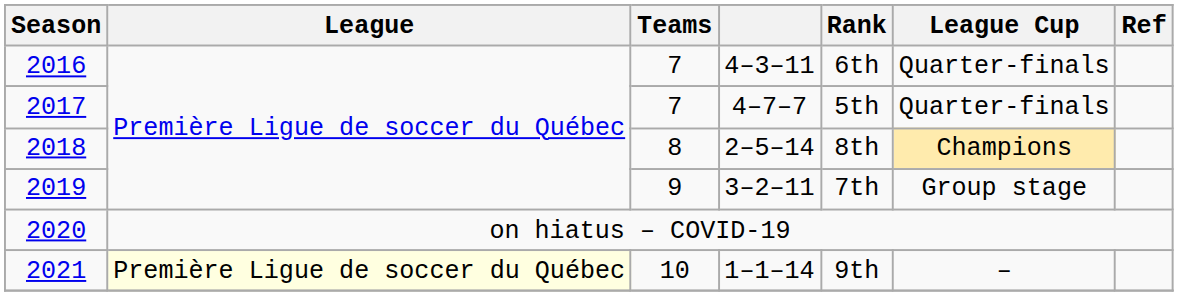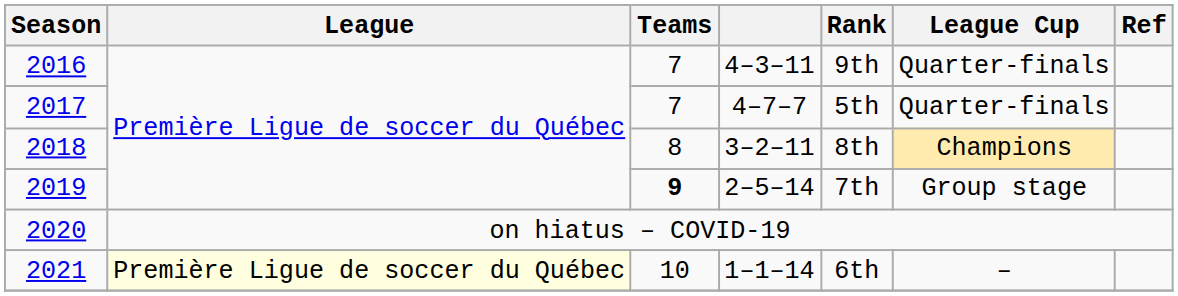(857, 66) 6th -> (857, 66) 9th
(770, 148) 2–5–14 -> (770, 148) 3–2–11
(675, 189) normal -> (675, 189) bold
(770, 189) 3–2–11 -> (770, 189) 2–5–14
(857, 271) 9th -> (857, 271) 6th
